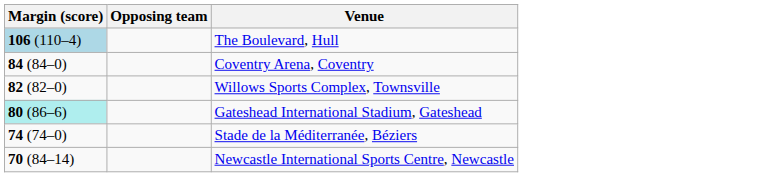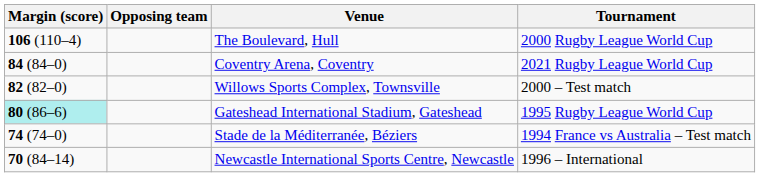+ column: (636, 16)
(45, 40) lightblue background -> (45, 40) no background
